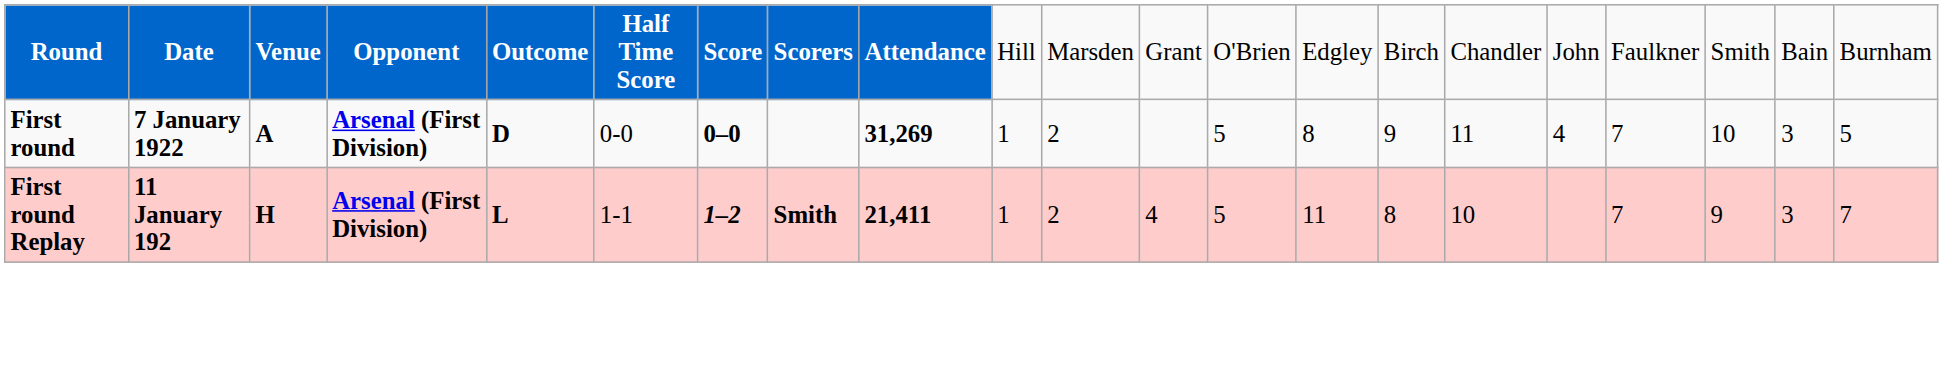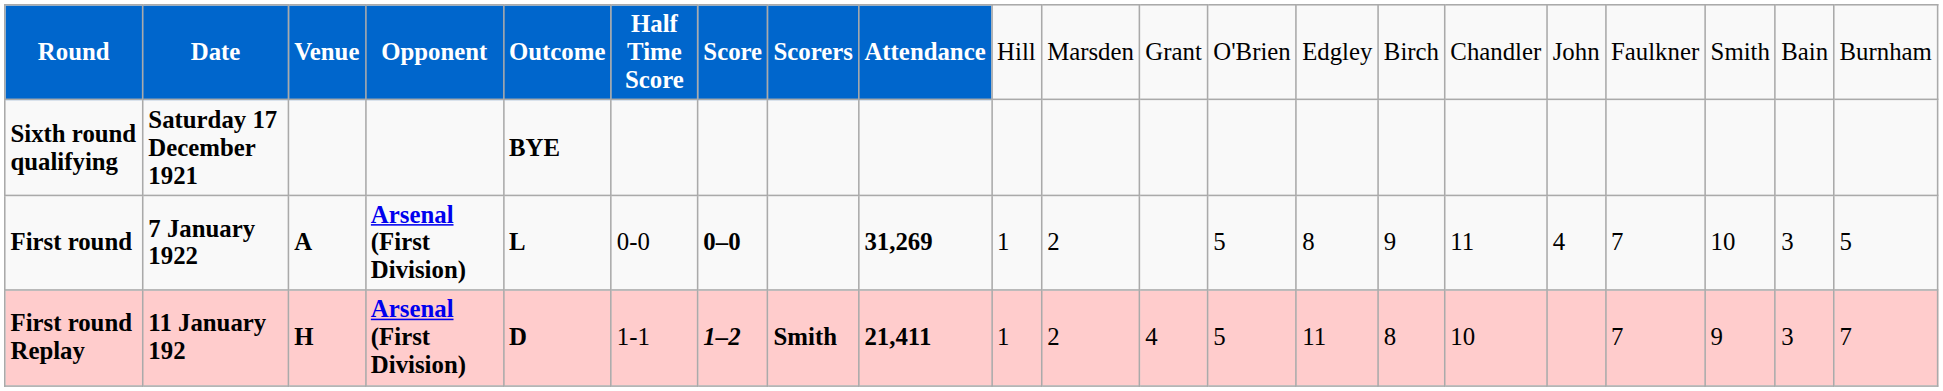+ row: (73, 147)
(501, 133) D -> (517, 242) L
(500, 214) L -> (518, 337) D
